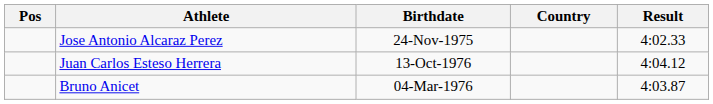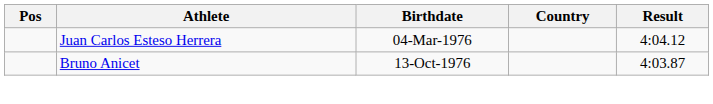- row: (141, 39)
(433, 63) 13-Oct-1976 -> (432, 39) 04-Mar-1976
(433, 87) 04-Mar-1976 -> (432, 63) 13-Oct-1976
